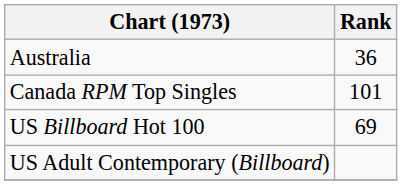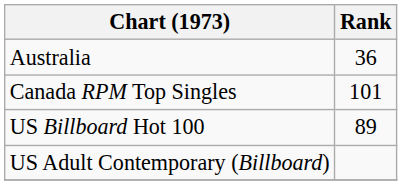(366, 127) 69 -> (366, 127) 89
